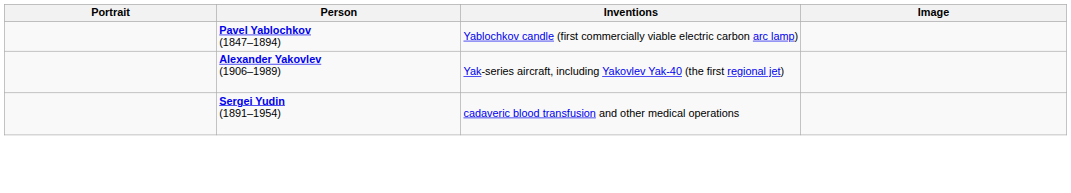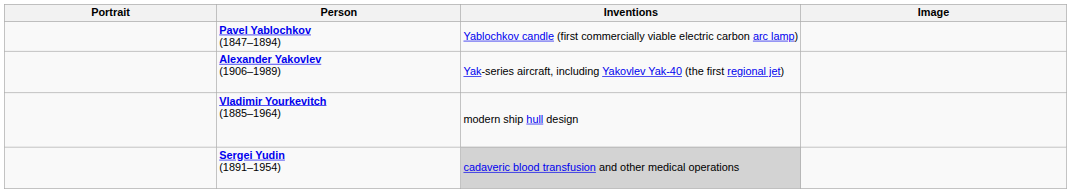+ row: (273, 107)
(601, 113) no background -> (601, 167) lightgrey background
